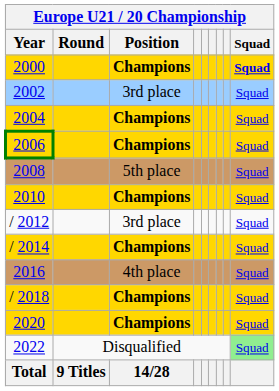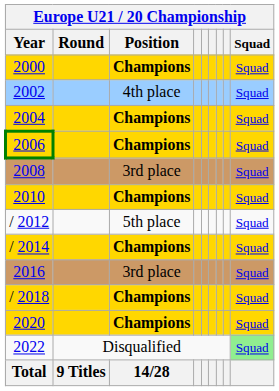(252, 67) bold -> (252, 68) normal
(152, 92) 3rd place -> (152, 92) 4th place
(152, 171) 5th place -> (152, 171) 3rd place
(152, 221) 3rd place -> (152, 221) 5th place
(152, 272) 4th place -> (152, 272) 3rd place
